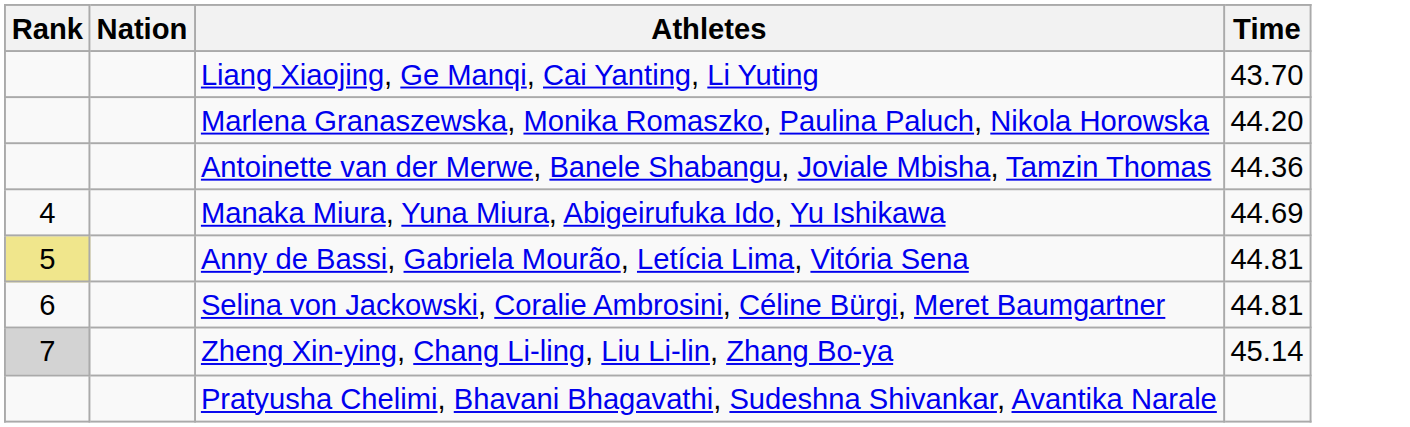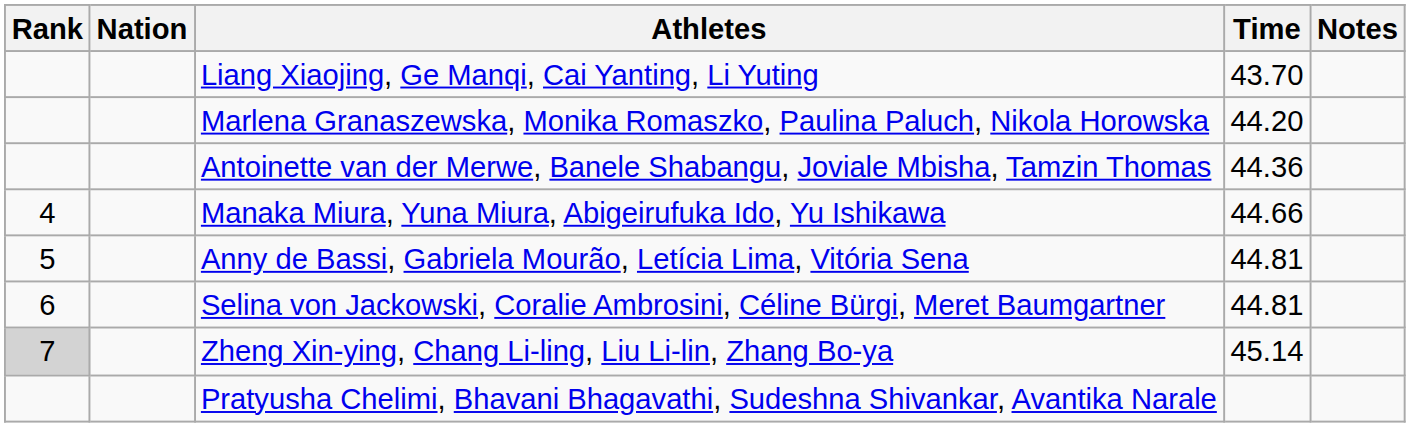+ column: (1357, 28)
(1267, 213) 44.69 -> (1267, 213) 44.66
(47, 259) khaki background -> (47, 259) no background
